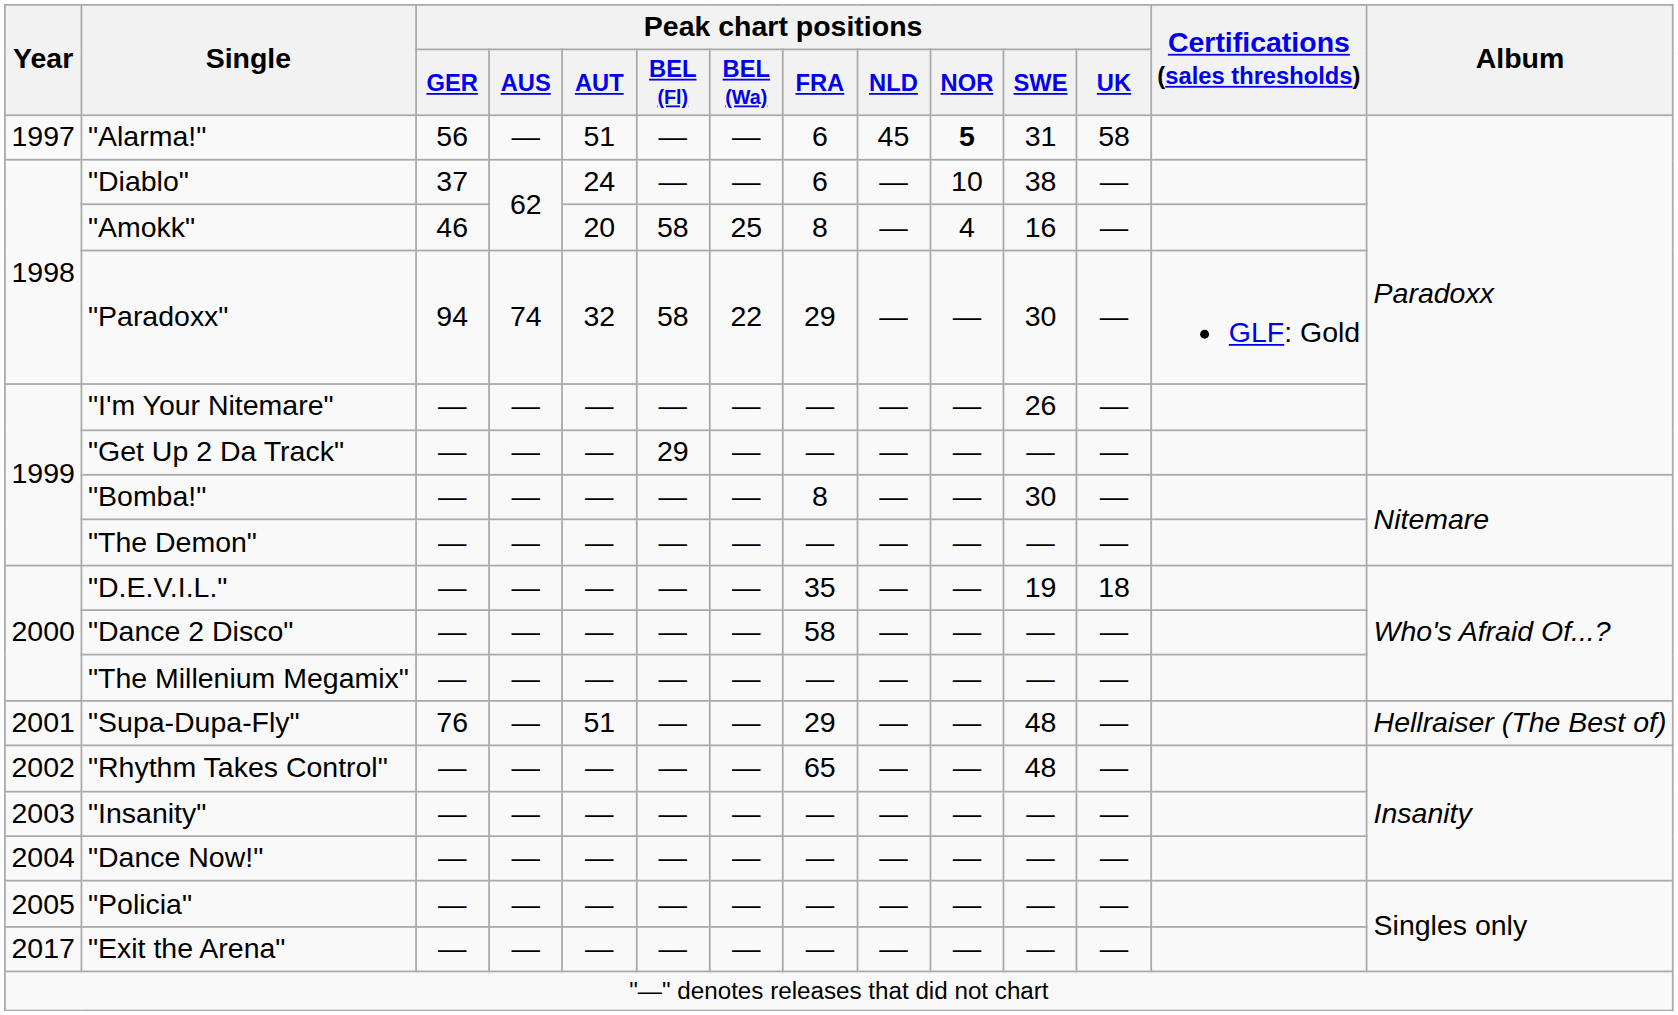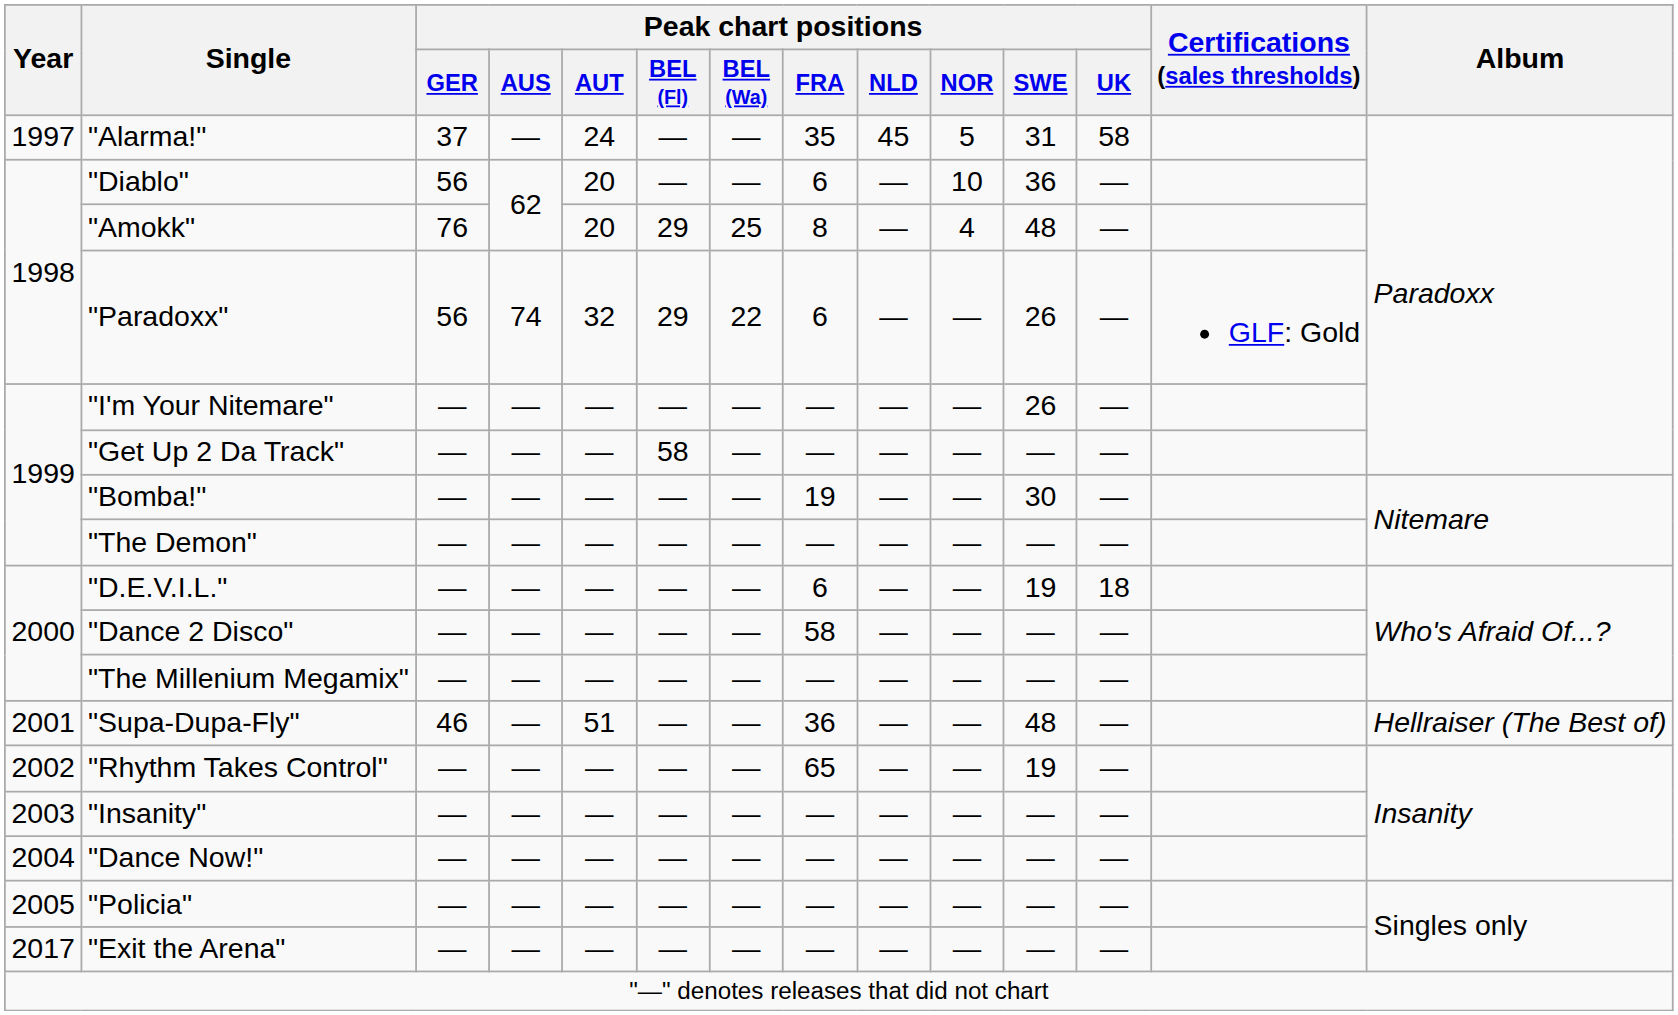(452, 136) 56 -> (452, 136) 37
(599, 136) 51 -> (599, 136) 24
(820, 136) 6 -> (820, 136) 35
(967, 136) bold -> (967, 136) normal
(452, 182) 37 -> (452, 182) 56
(599, 182) 24 -> (599, 182) 20
(1040, 182) 38 -> (1040, 182) 36
(452, 227) 46 -> (452, 227) 76
(673, 227) 58 -> (673, 227) 29
(1040, 227) 16 -> (1040, 227) 48
(452, 316) 94 -> (452, 316) 56
(673, 316) 58 -> (673, 316) 29
(820, 316) 29 -> (820, 316) 6
(1040, 316) 30 -> (1040, 316) 26
(673, 451) 29 -> (673, 451) 58
(820, 496) 8 -> (820, 496) 19
(820, 587) 35 -> (820, 587) 6
(452, 722) 76 -> (452, 722) 46
(820, 722) 29 -> (820, 722) 36
(1040, 767) 48 -> (1040, 767) 19
